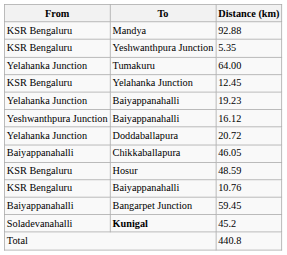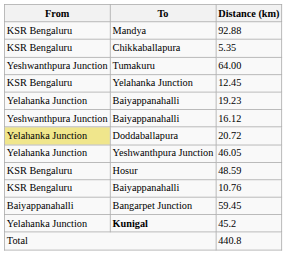(163, 48) Yeshwanthpura Junction -> (146, 48) Chikkaballapura
(47, 65) Yelahanka Junction -> (57, 65) Yeshwanthpura Junction
(47, 135) no background -> (47, 135) khaki background
(40, 153) Baiyappanahalli -> (47, 153) Yelahanka Junction
(146, 153) Chikkaballapura -> (163, 153) Yeshwanthpura Junction
(40, 223) Soladevanahalli -> (47, 223) Yelahanka Junction
